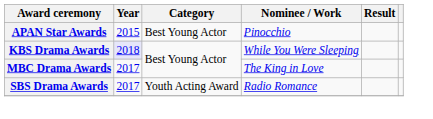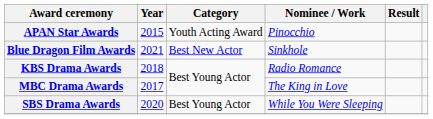(186, 31) Best Young Actor -> (216, 31) Youth Acting Award
+ row: (71, 50)
(128, 50) lavender background -> (152, 68) no background
(301, 50) While You Were Sleeping -> (305, 68) Radio Romance
(128, 86) 2017 -> (152, 104) 2020
(192, 86) Youth Acting Award -> (210, 104) Best Young Actor
(280, 86) Radio Romance -> (325, 104) While You Were Sleeping
